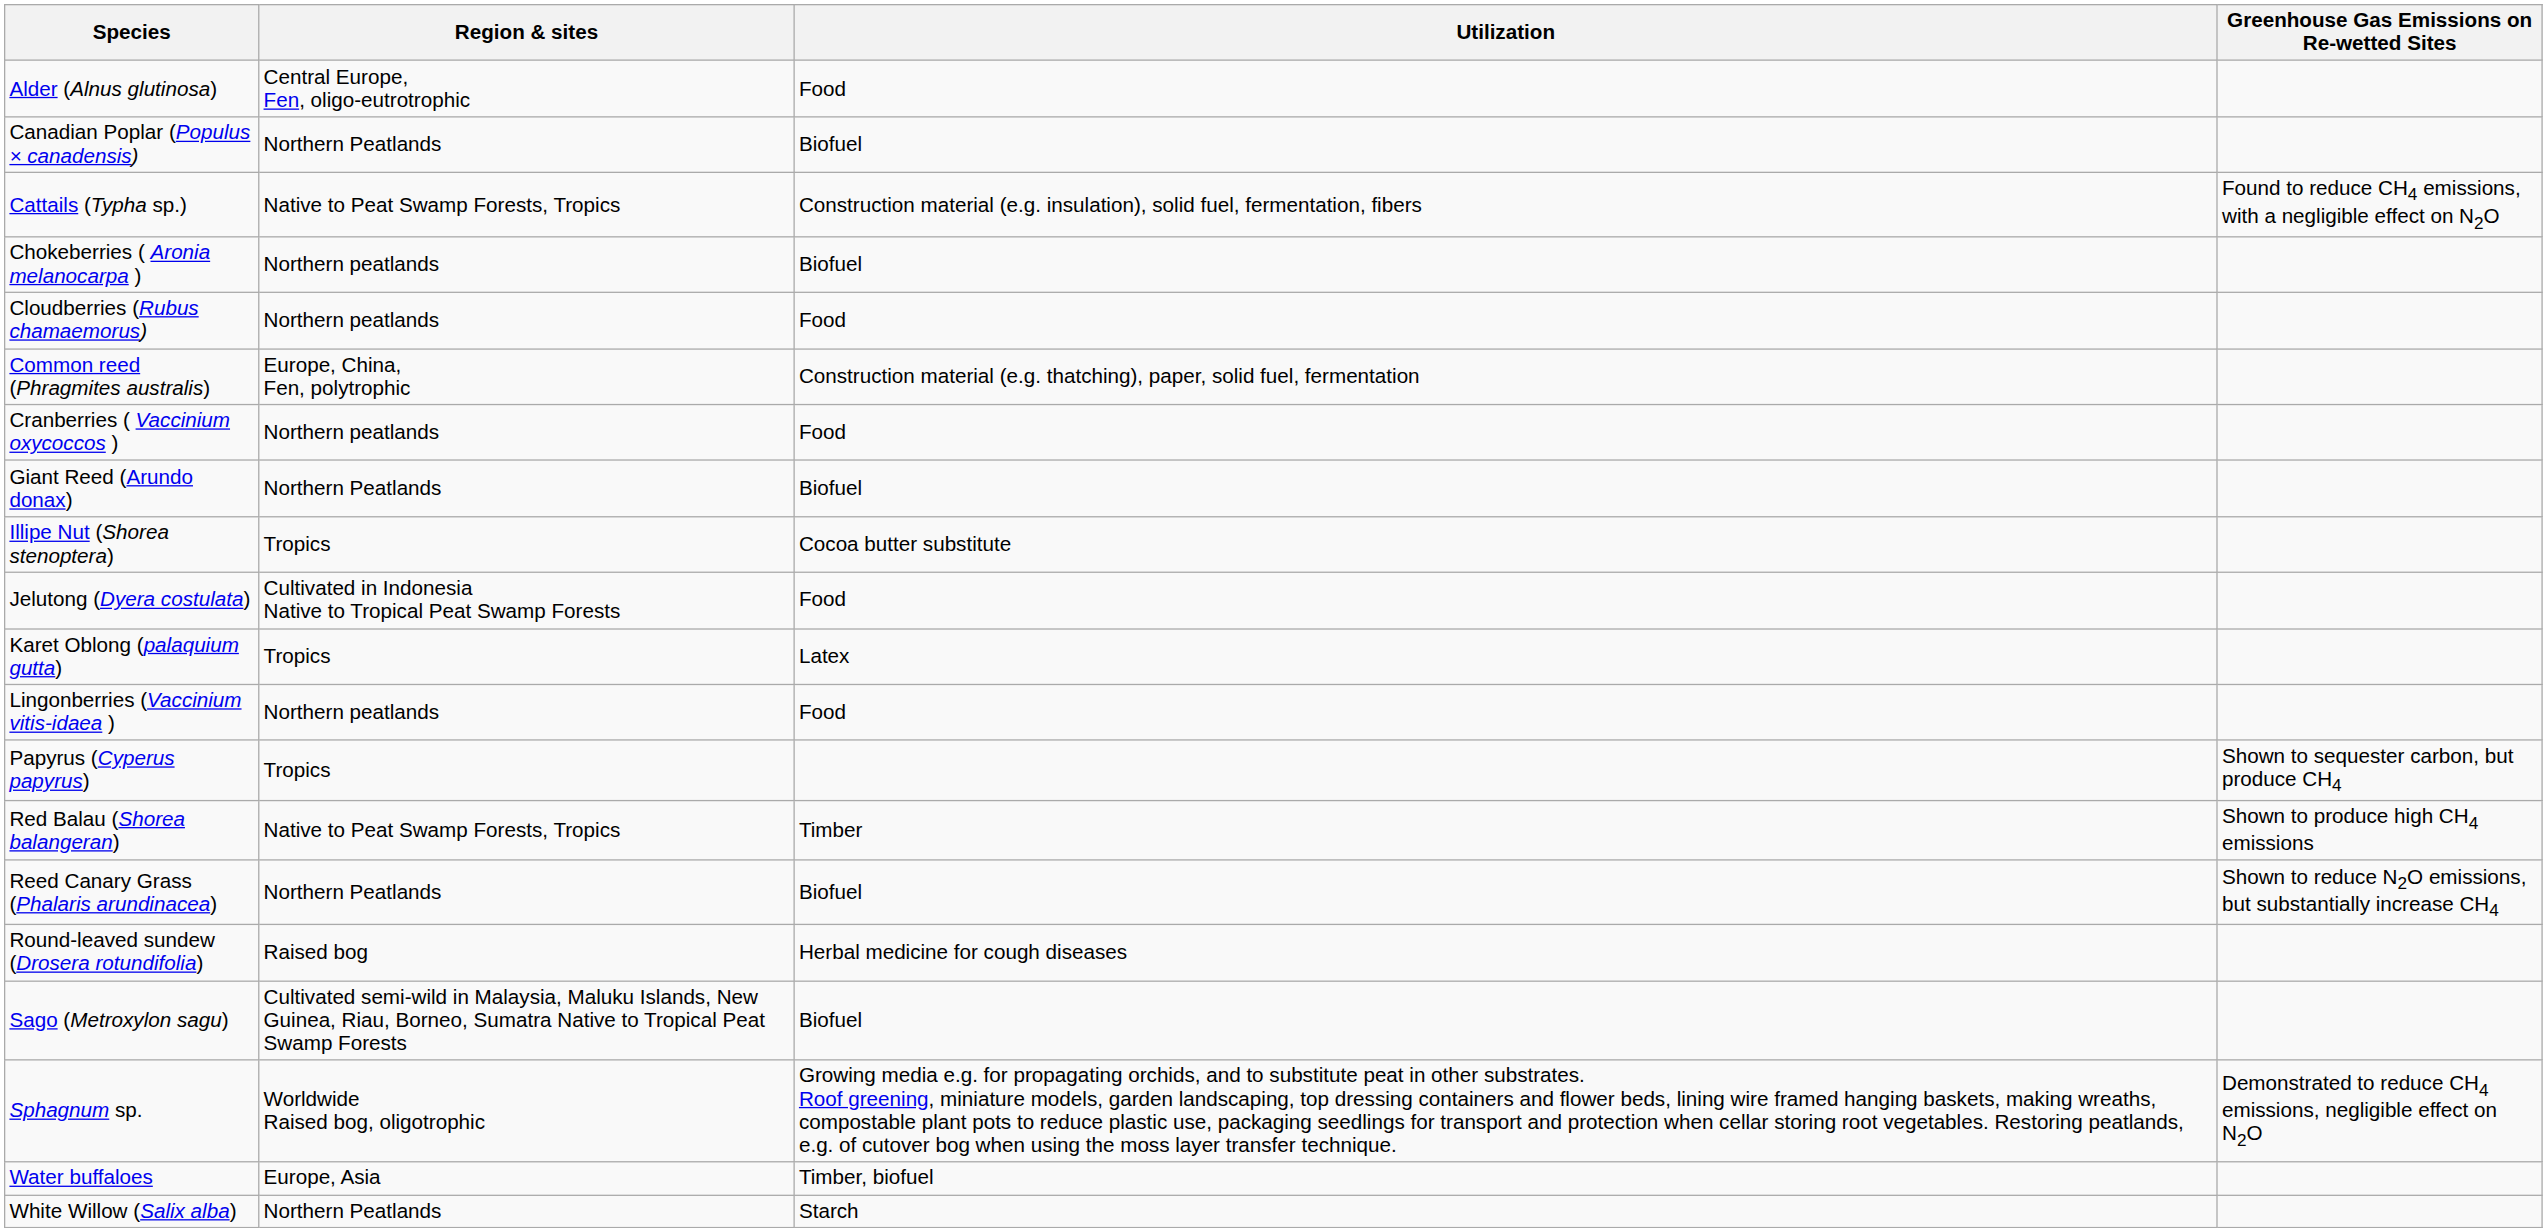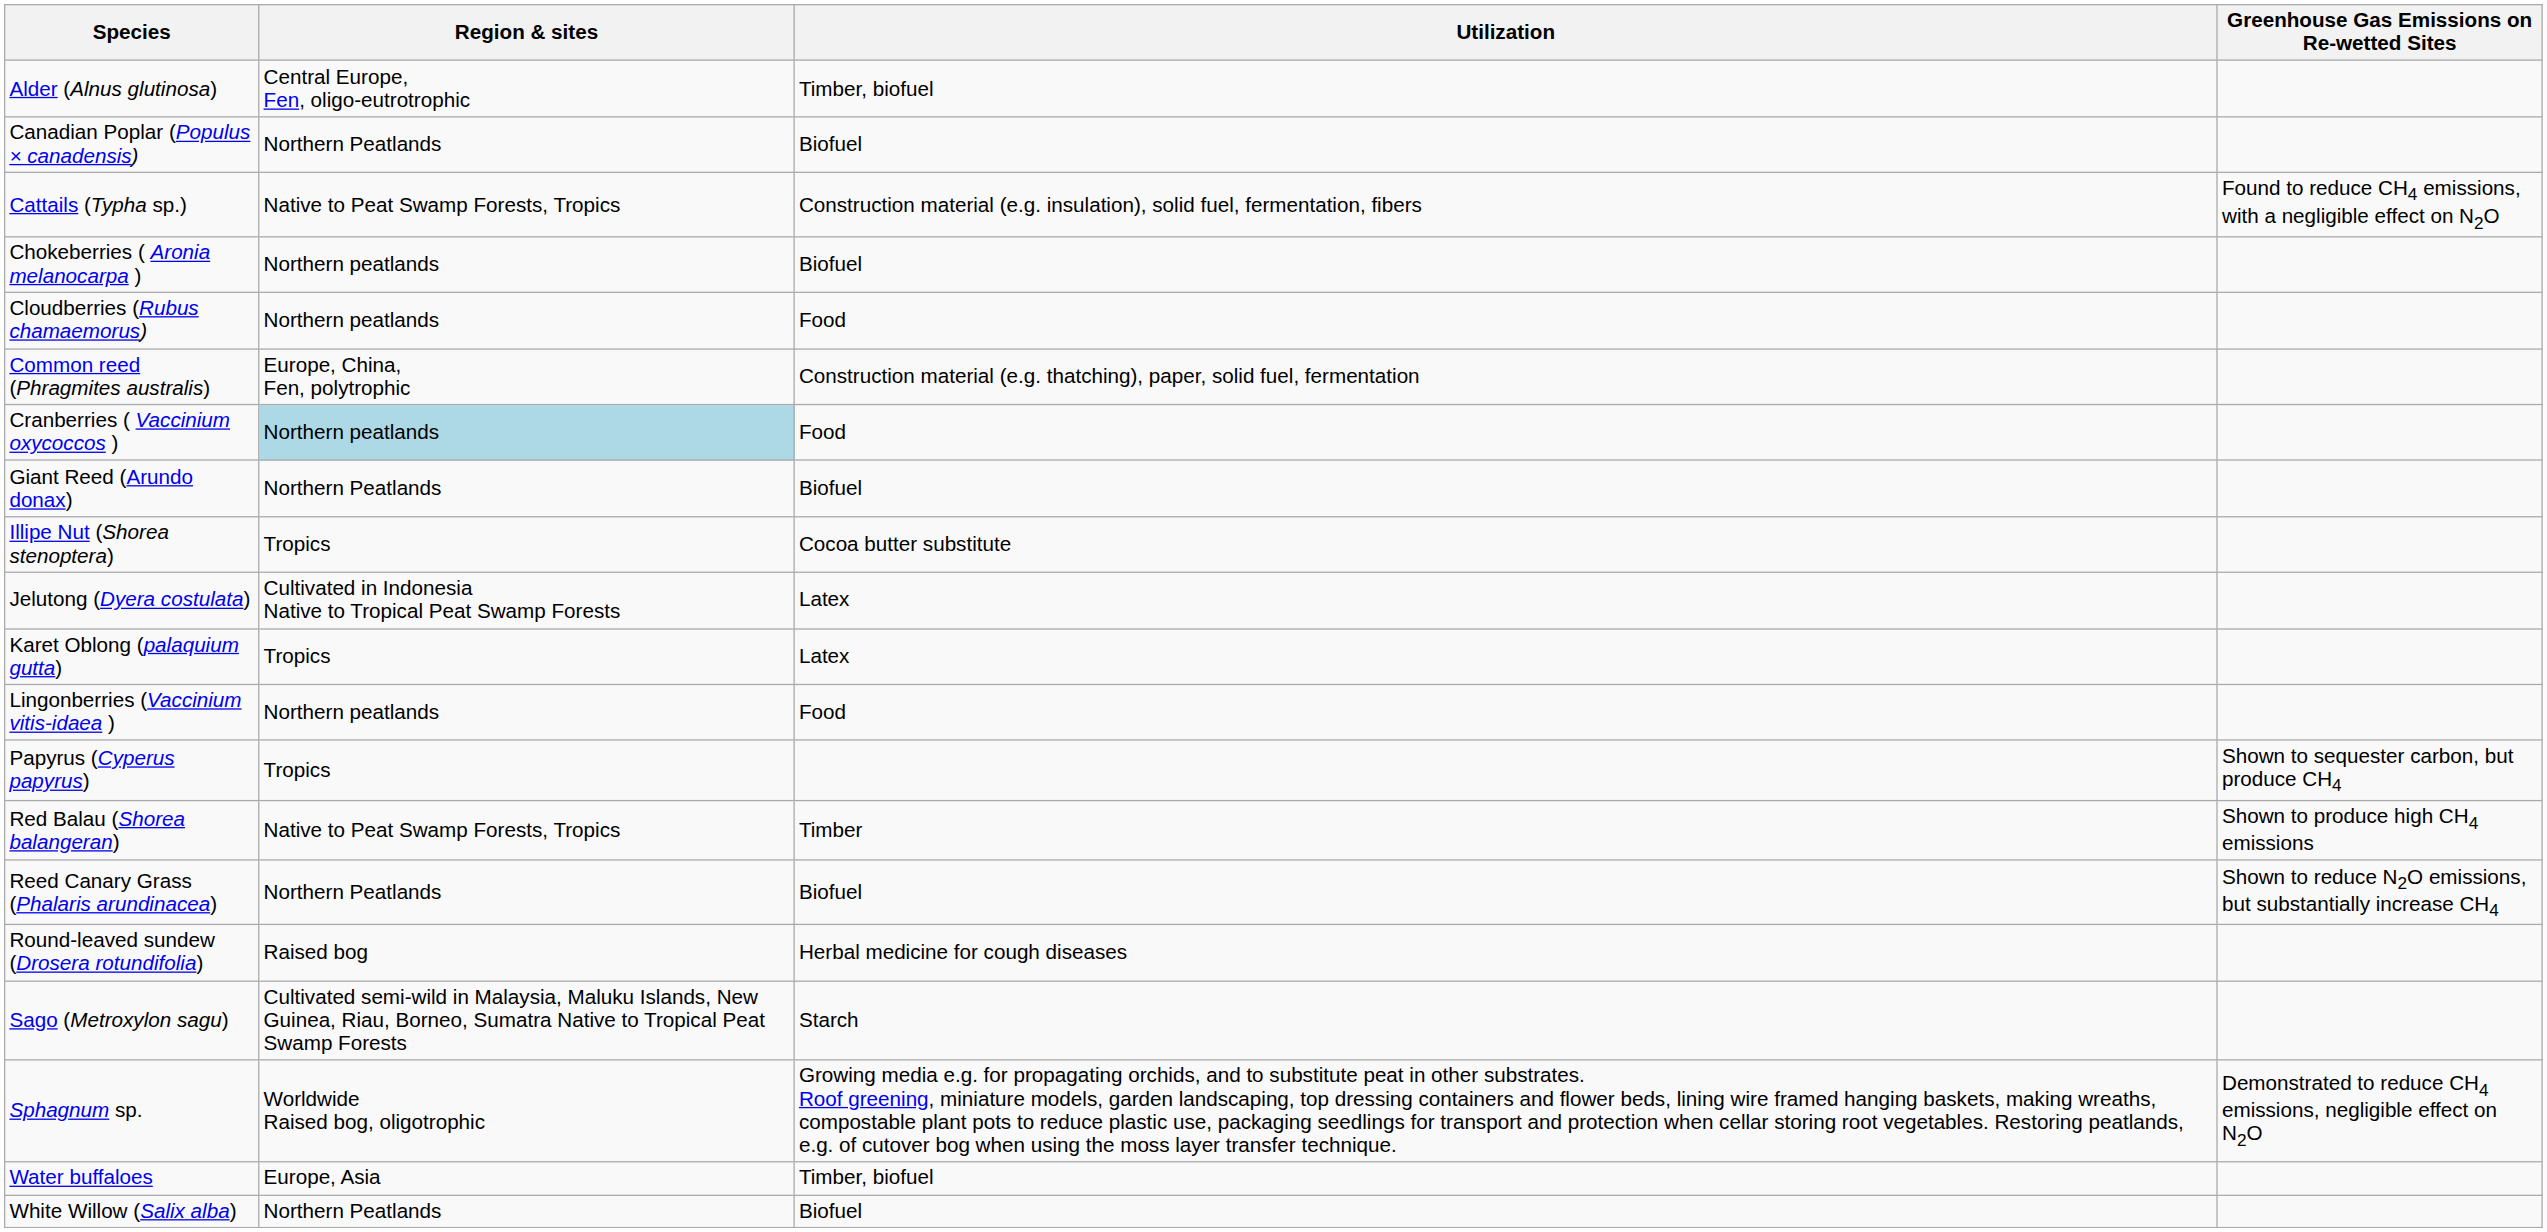(822, 88) Food -> (866, 88) Timber, biofuel
(351, 432) no background -> (351, 432) lightblue background
(822, 600) Food -> (824, 600) Latex
(830, 1019) Biofuel -> (829, 1019) Starch
(829, 1211) Starch -> (830, 1211) Biofuel
